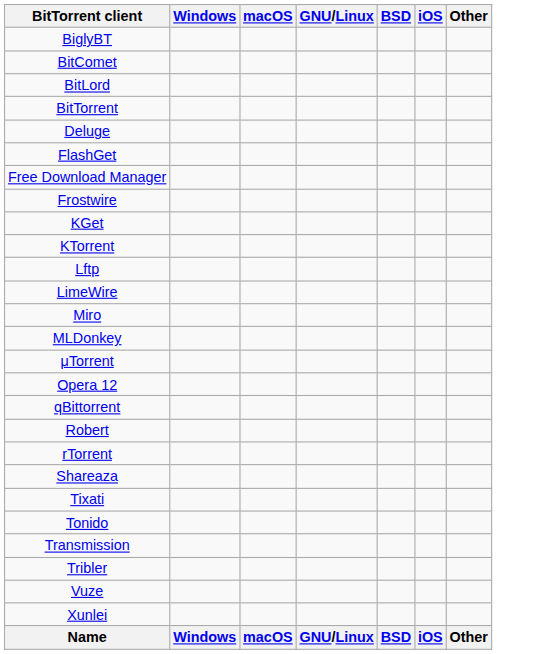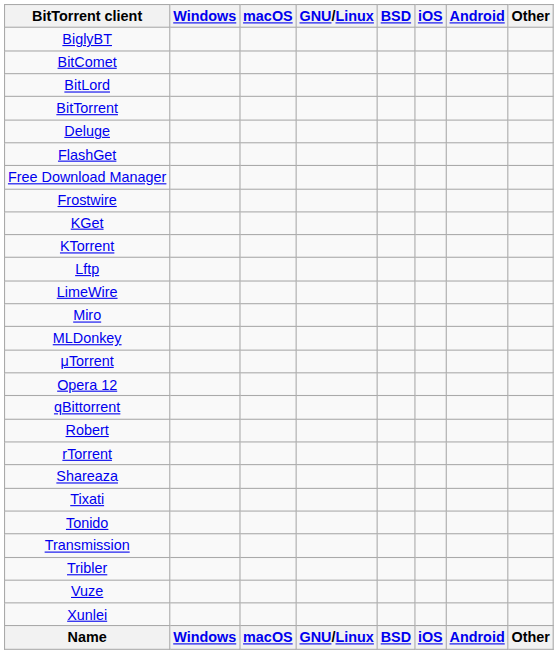+ column: (477, 16)
